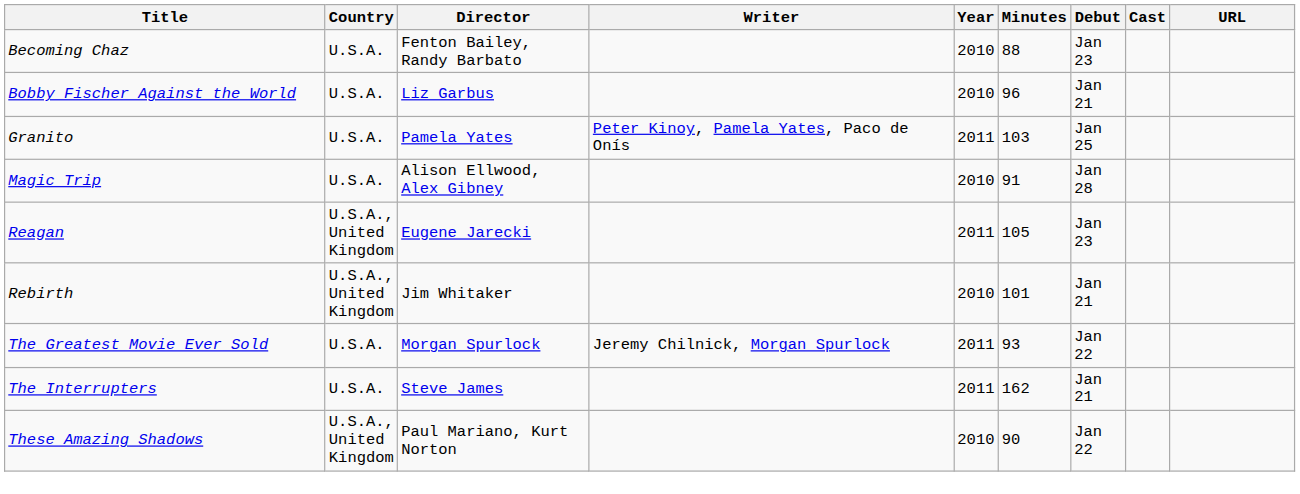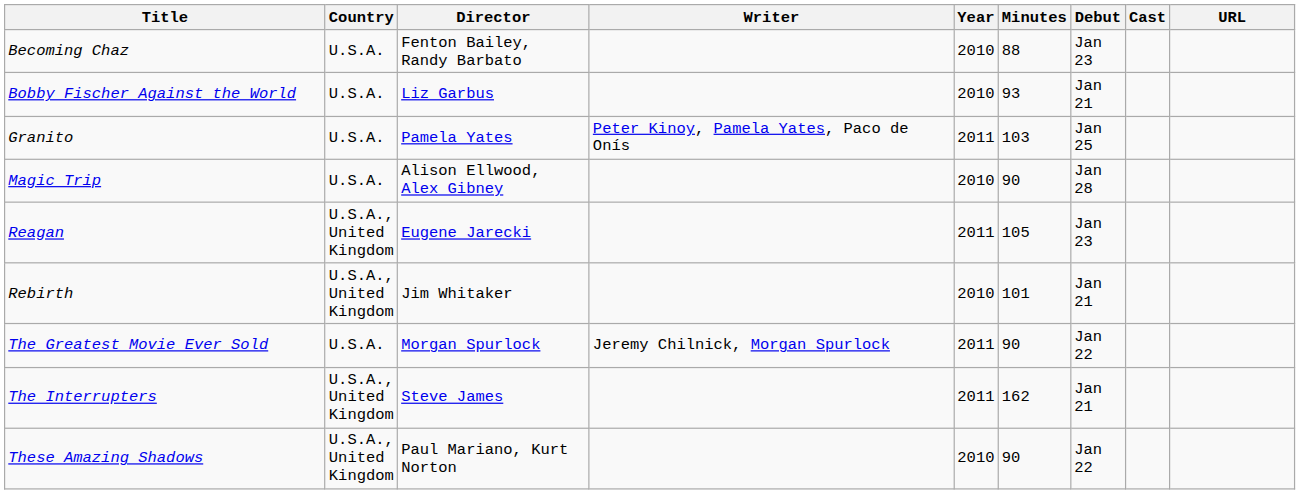(1011, 94) 96 -> (1011, 94) 93
(1011, 181) 91 -> (1011, 181) 90
(1011, 345) 93 -> (1011, 345) 90
(357, 388) U.S.A. -> (361, 397) U.S.A., United Kingdom
